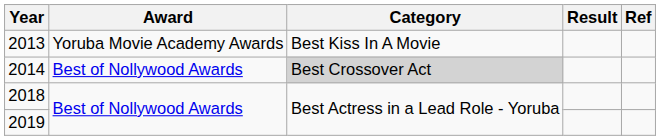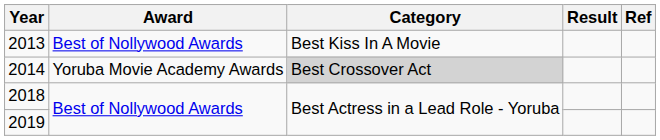(168, 43) Yoruba Movie Academy Awards -> (148, 43) Best of Nollywood Awards
(148, 69) Best of Nollywood Awards -> (168, 69) Yoruba Movie Academy Awards
